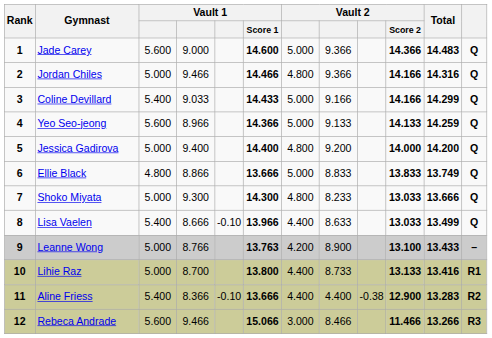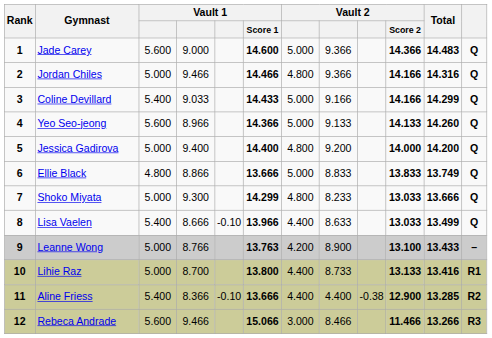(443, 124) 14.259 -> (443, 124) 14.260
(262, 198) 14.300 -> (262, 198) 14.299
(443, 297) 13.283 -> (443, 297) 13.285
